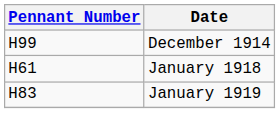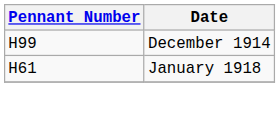- row: (205, 94)
